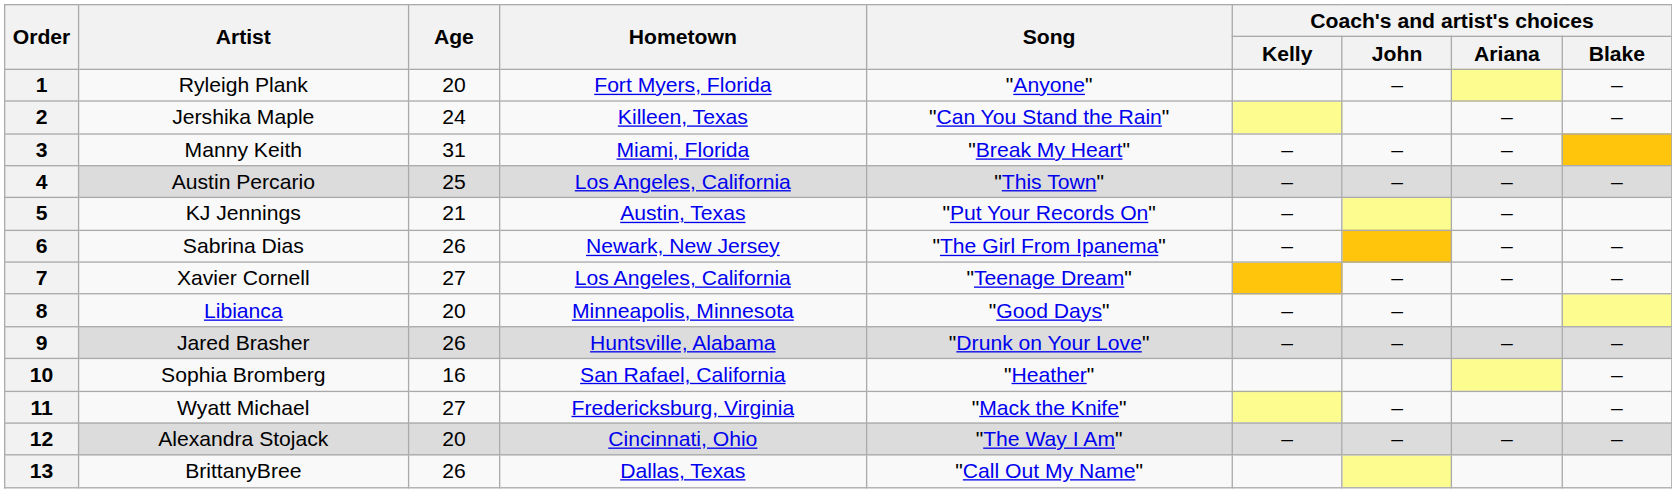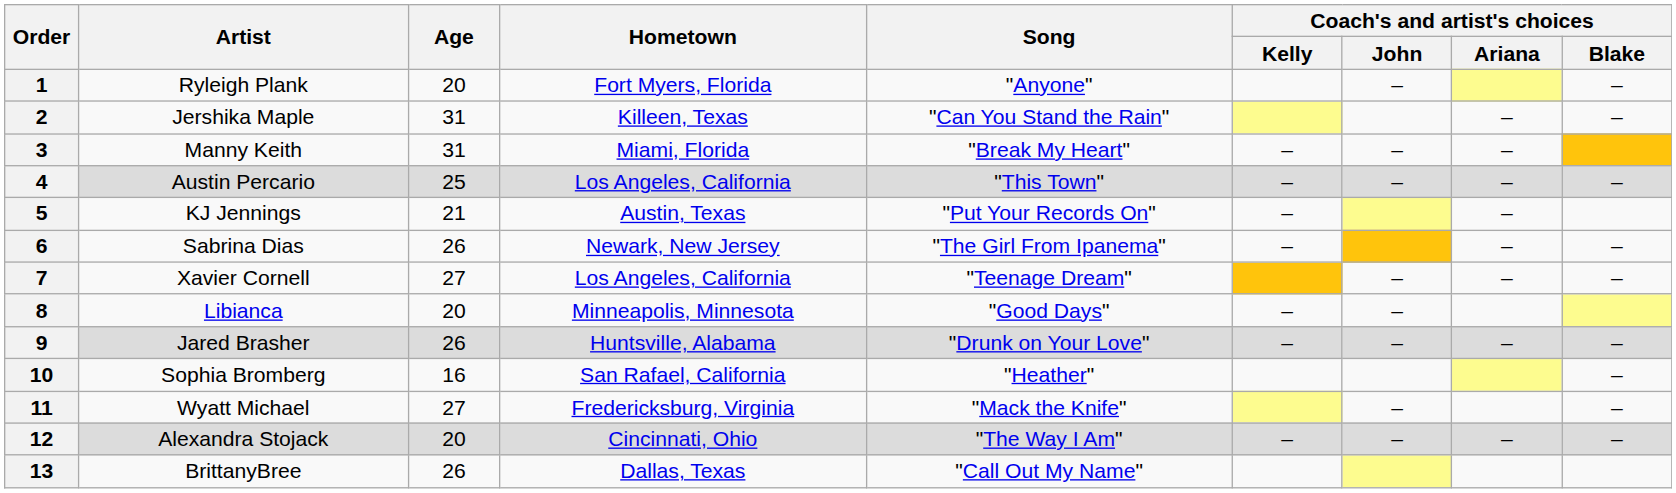(454, 117) 24 -> (454, 117) 31
